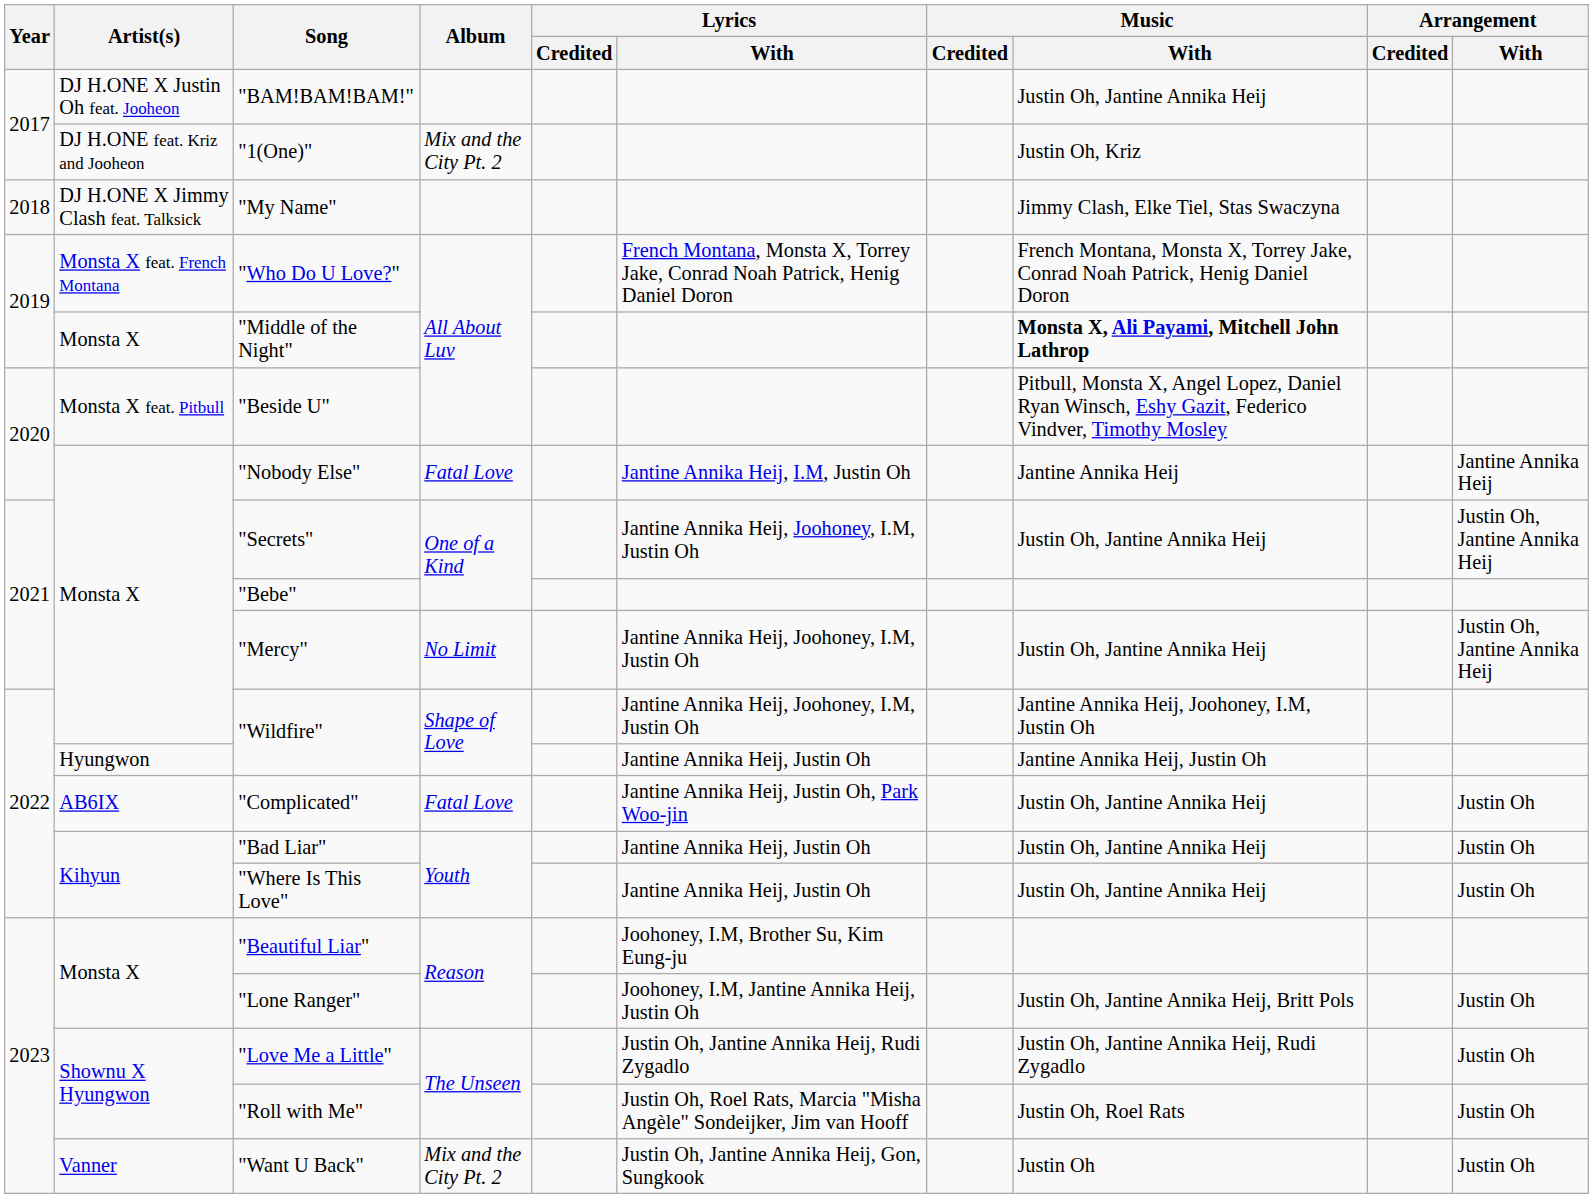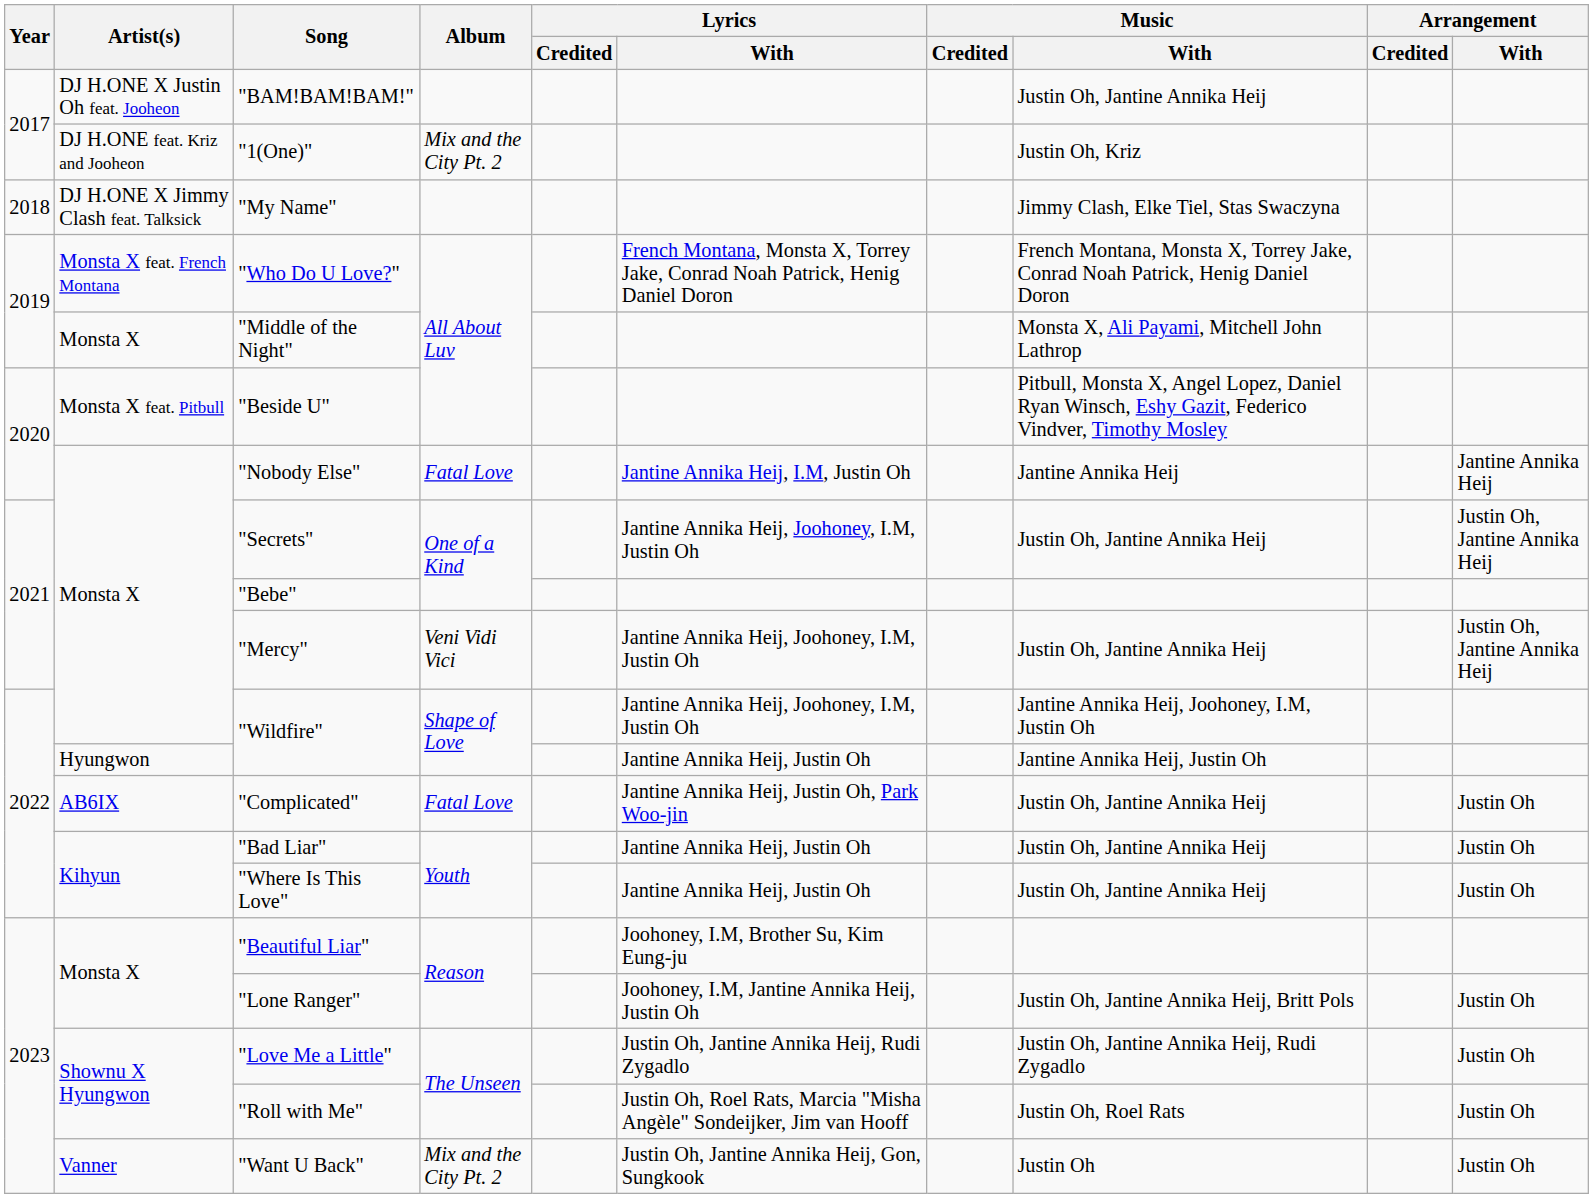(1178, 339) bold -> (1170, 339) normal
(460, 649) No Limit -> (460, 649) Veni Vidi Vici
